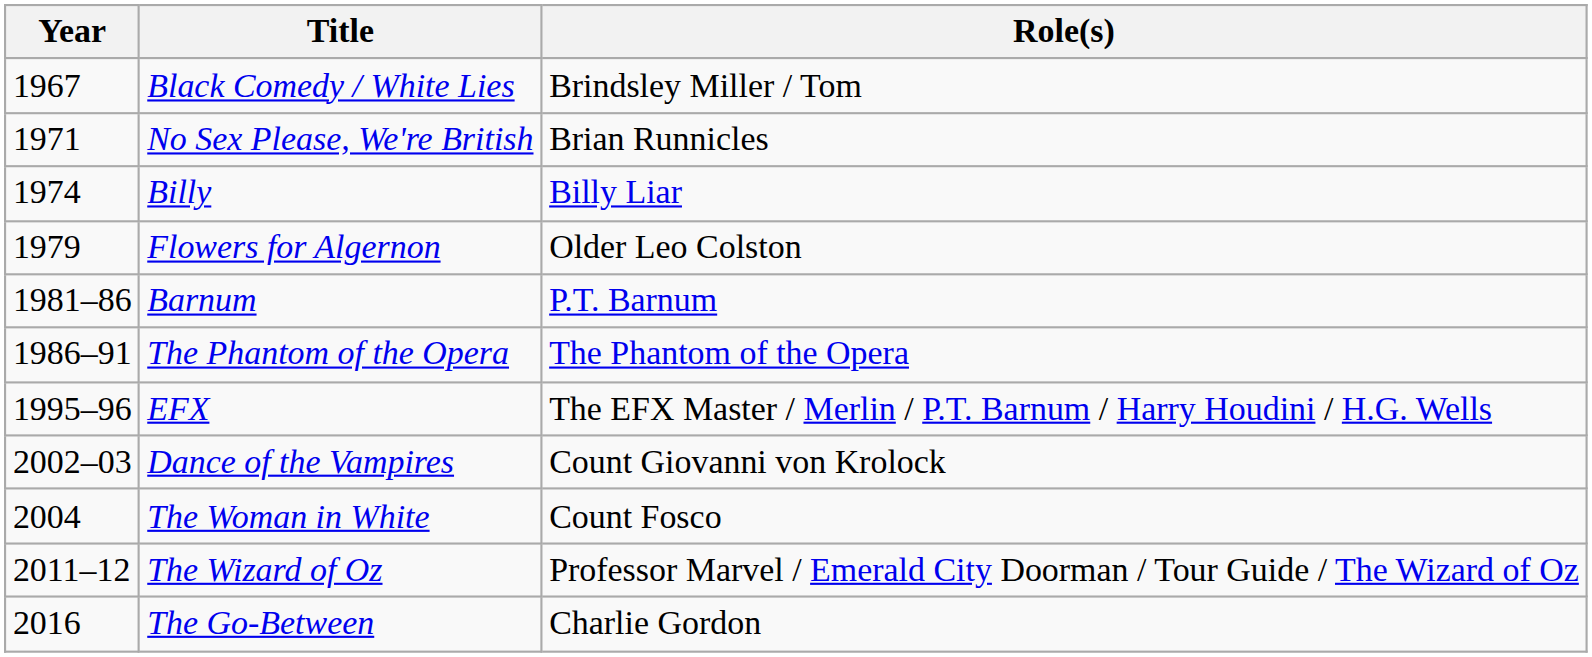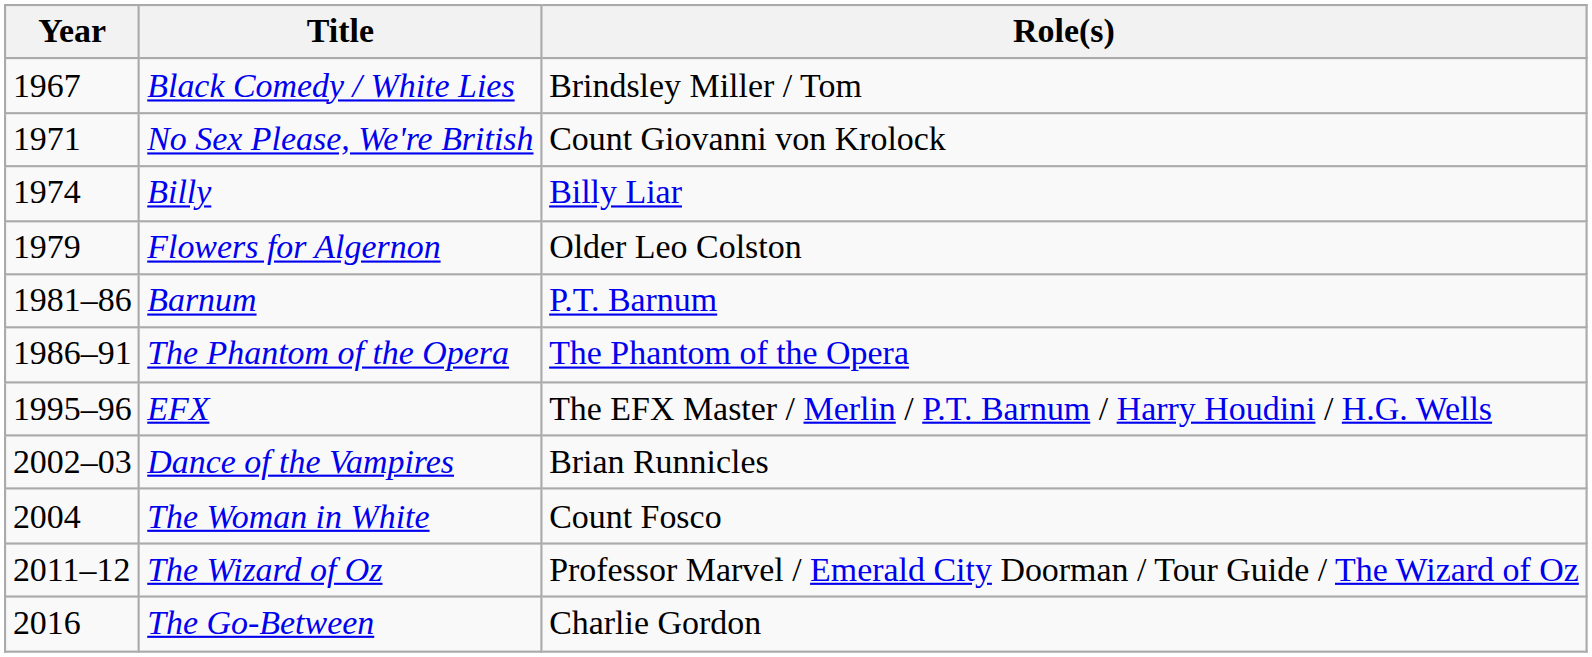(659, 138) Brian Runnicles -> (747, 138) Count Giovanni von Krolock
(747, 461) Count Giovanni von Krolock -> (659, 461) Brian Runnicles
